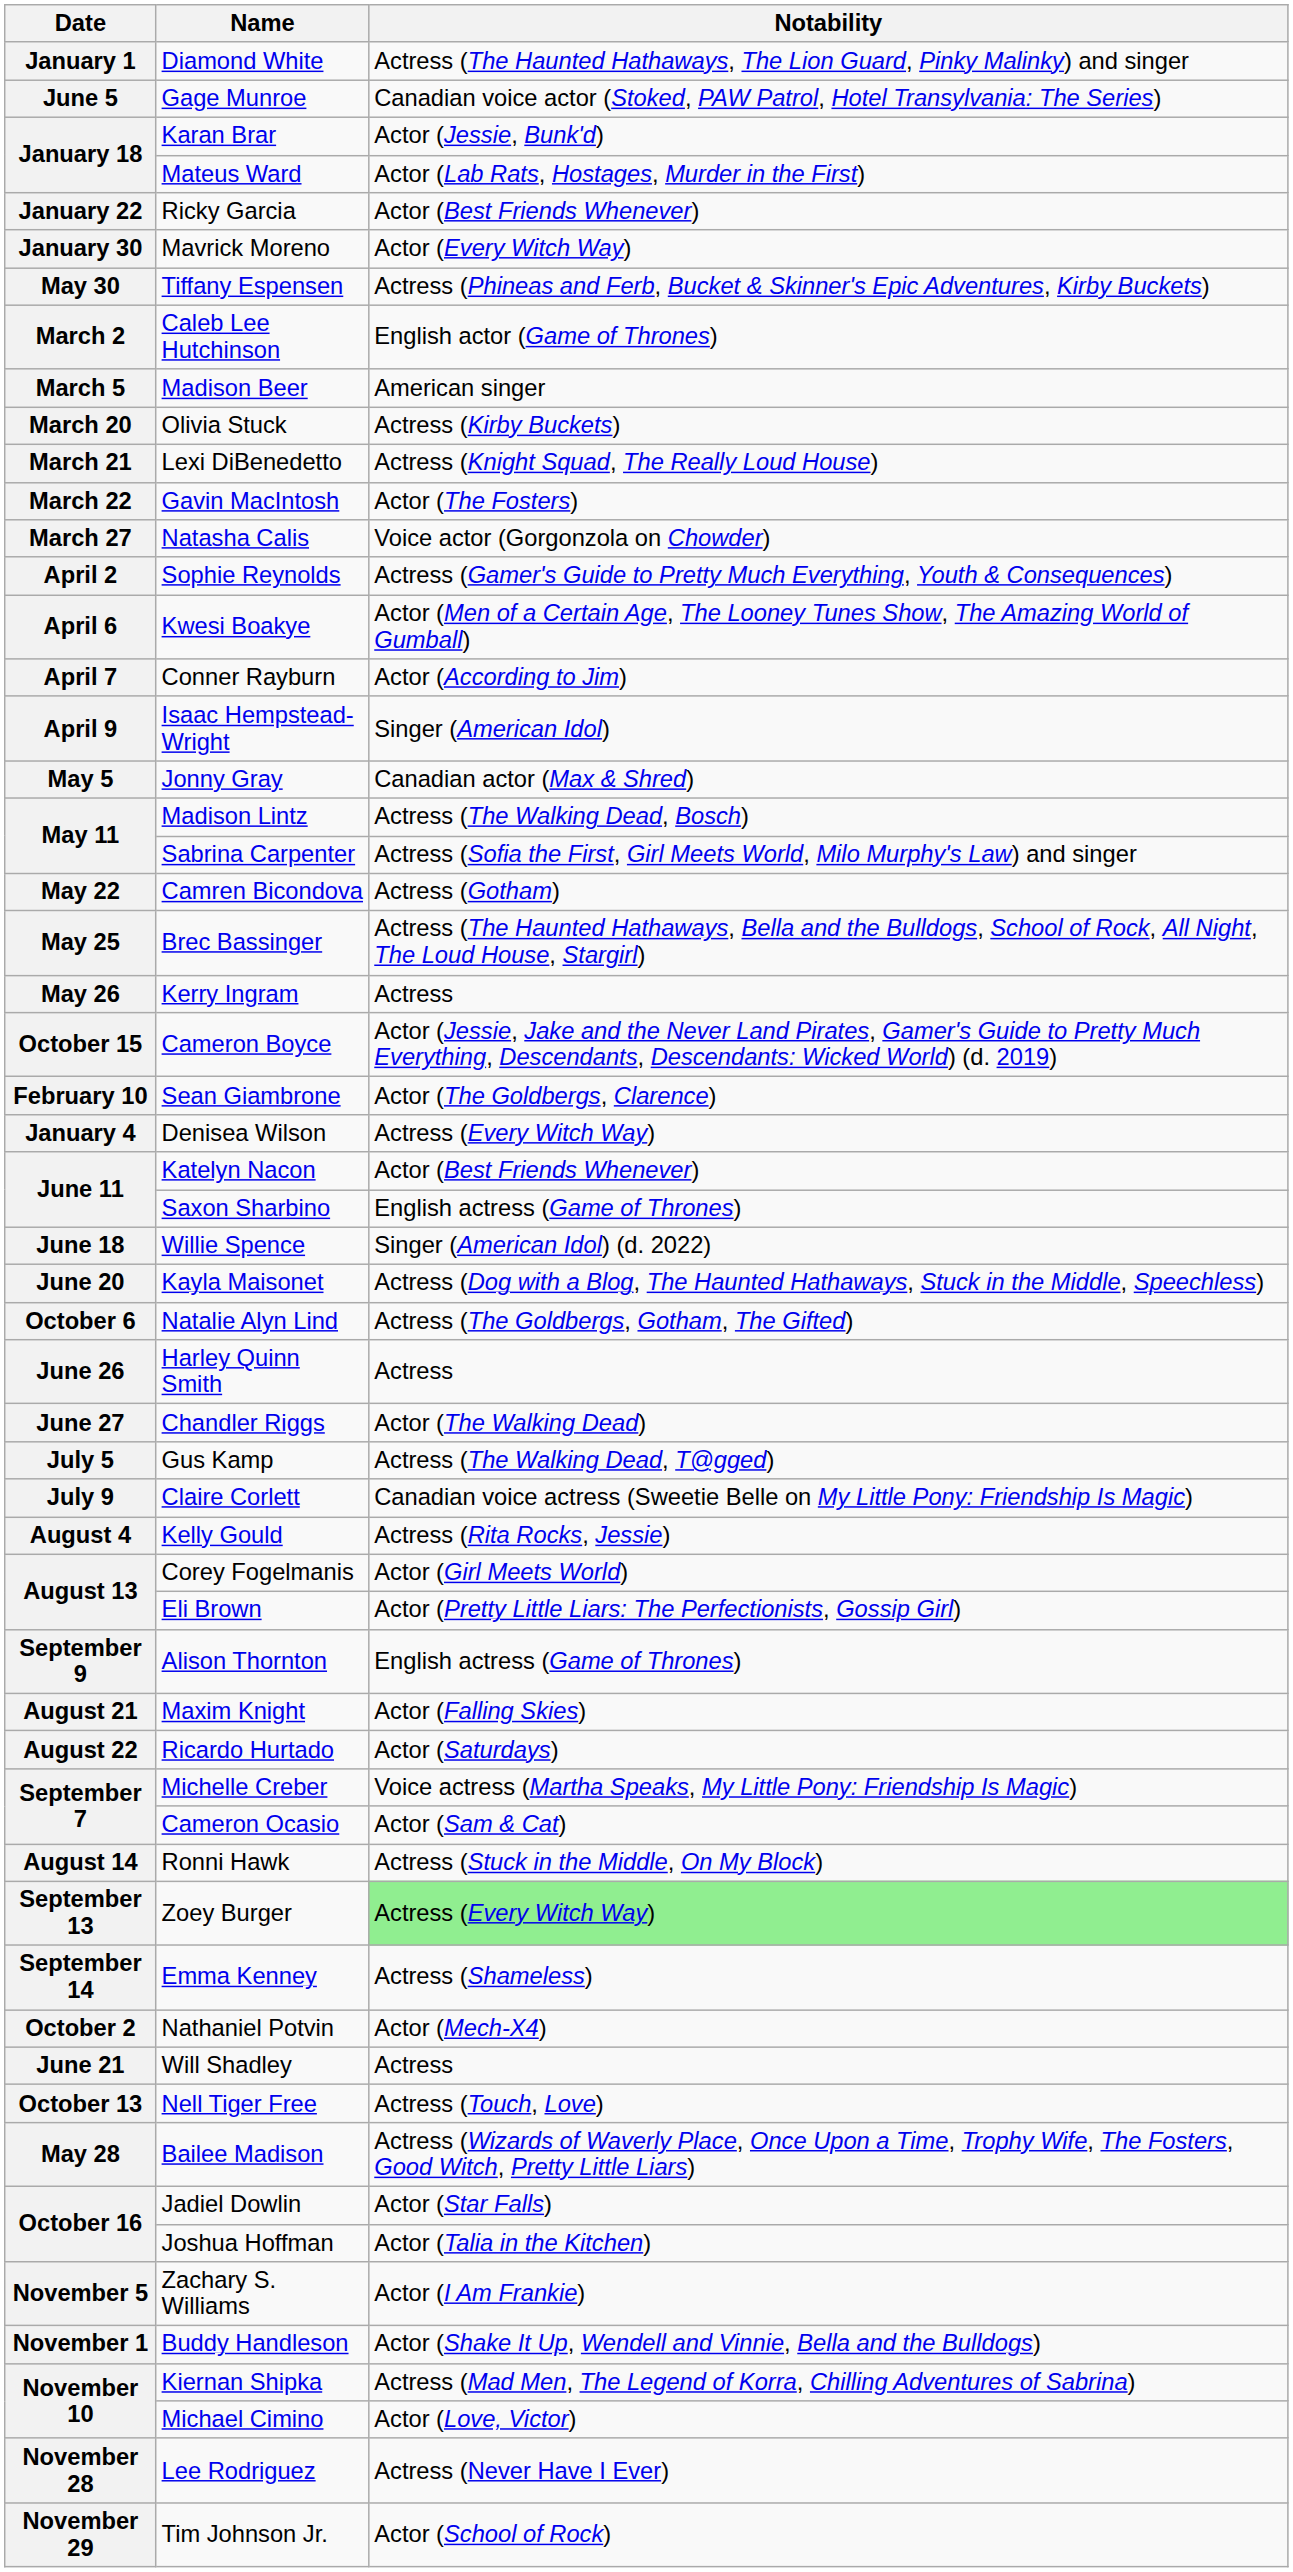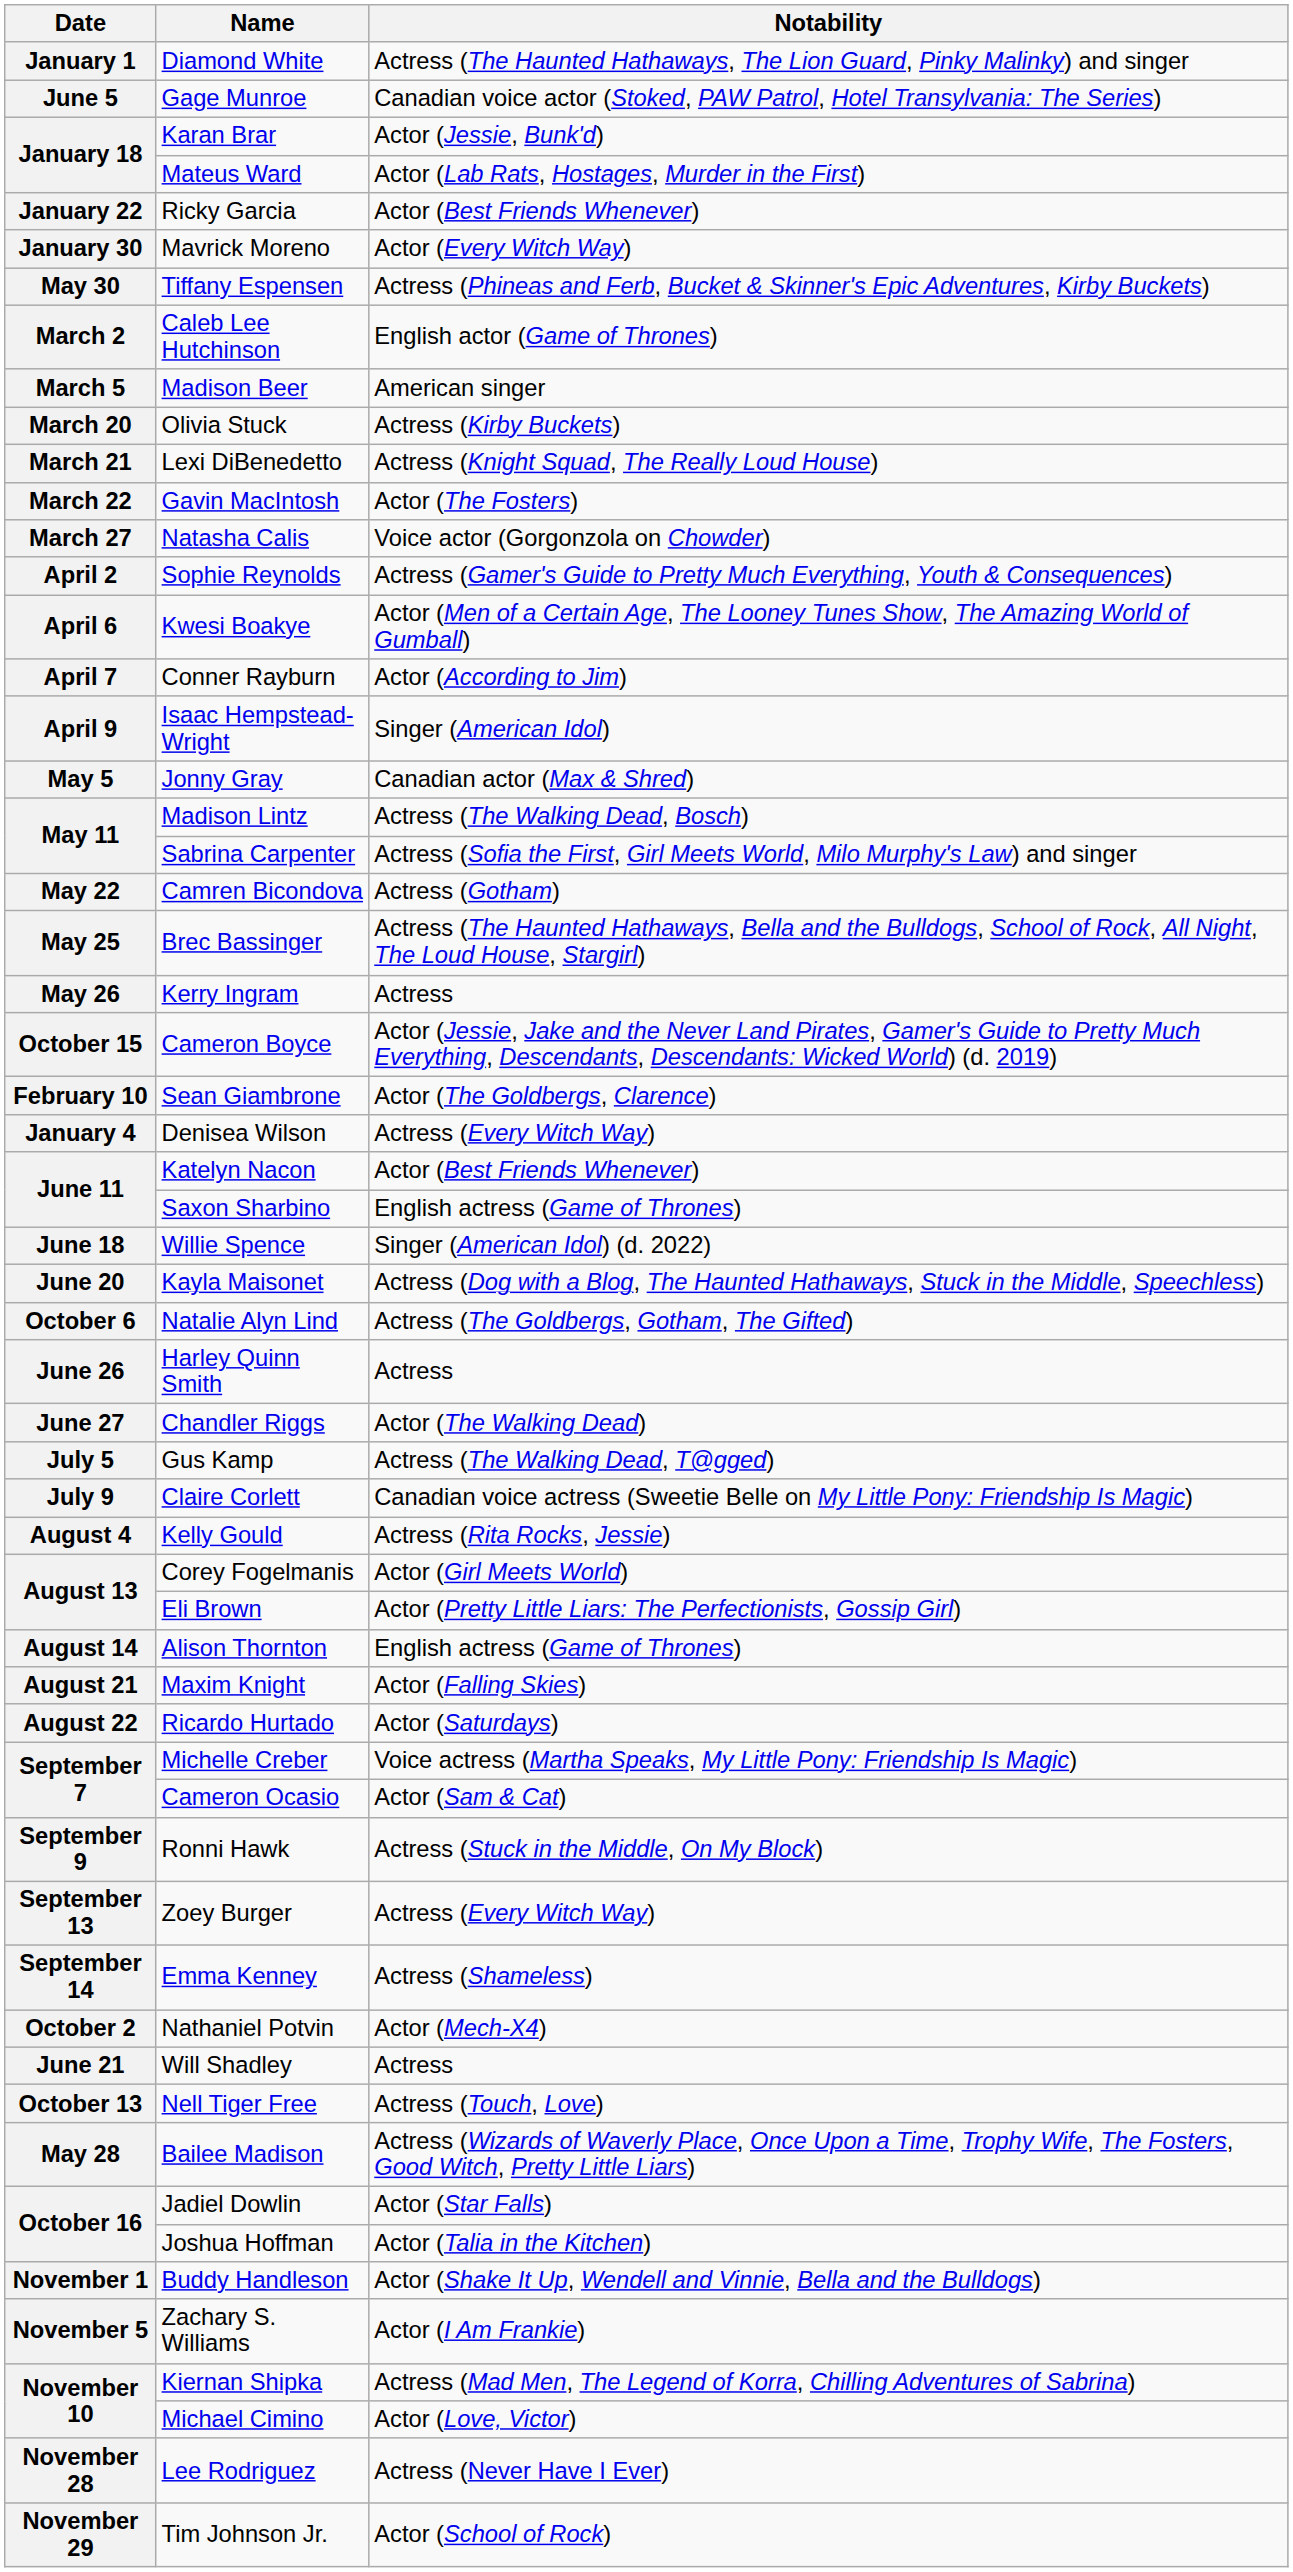(80, 1661) September 9 -> (80, 1647) August 14
(80, 1862) August 14 -> (80, 1848) September 9
(515, 1913) lightgreen background -> (515, 1913) no background
rows swapped: (255, 2344) <-> (219, 2293)
